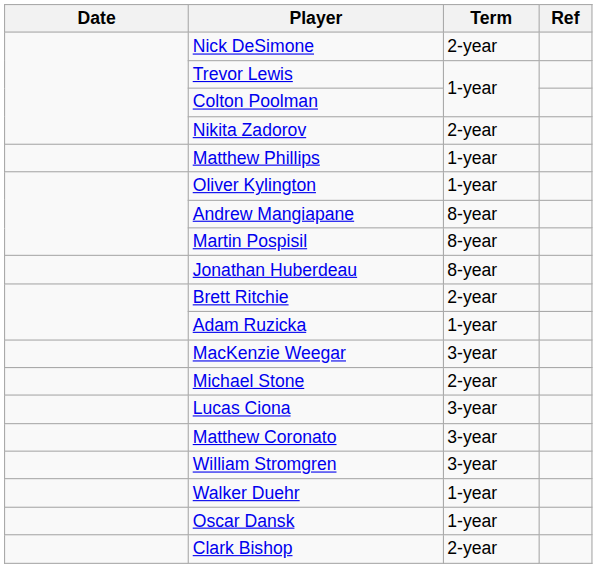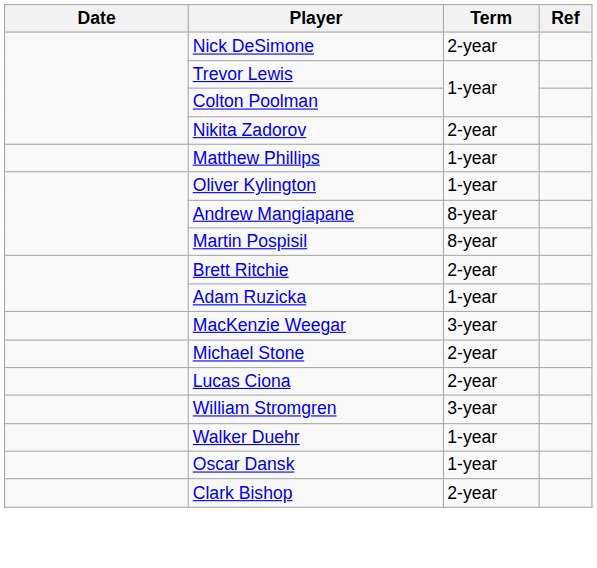- row: (275, 269)
(472, 409) 3-year -> (472, 381) 2-year
- row: (265, 437)
